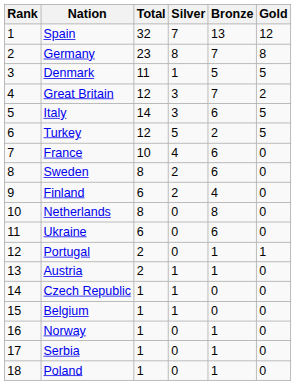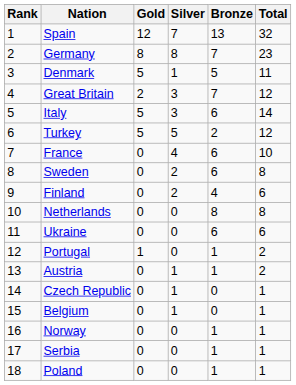columns swapped: (273, 14) <-> (151, 14)
